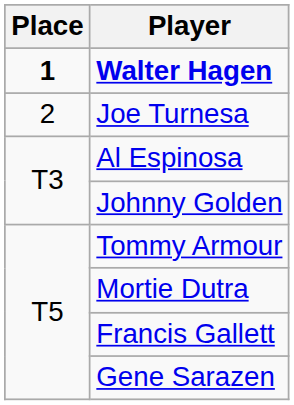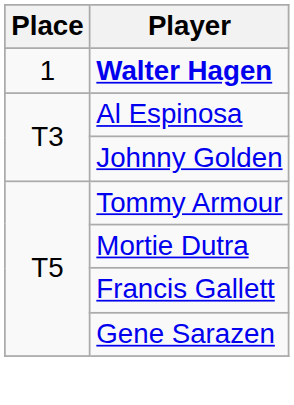(47, 70) bold -> (47, 70) normal
- row: (173, 114)
